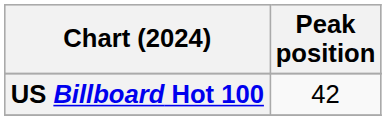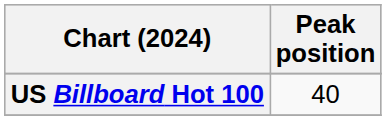(325, 94) 42 -> (325, 94) 40
